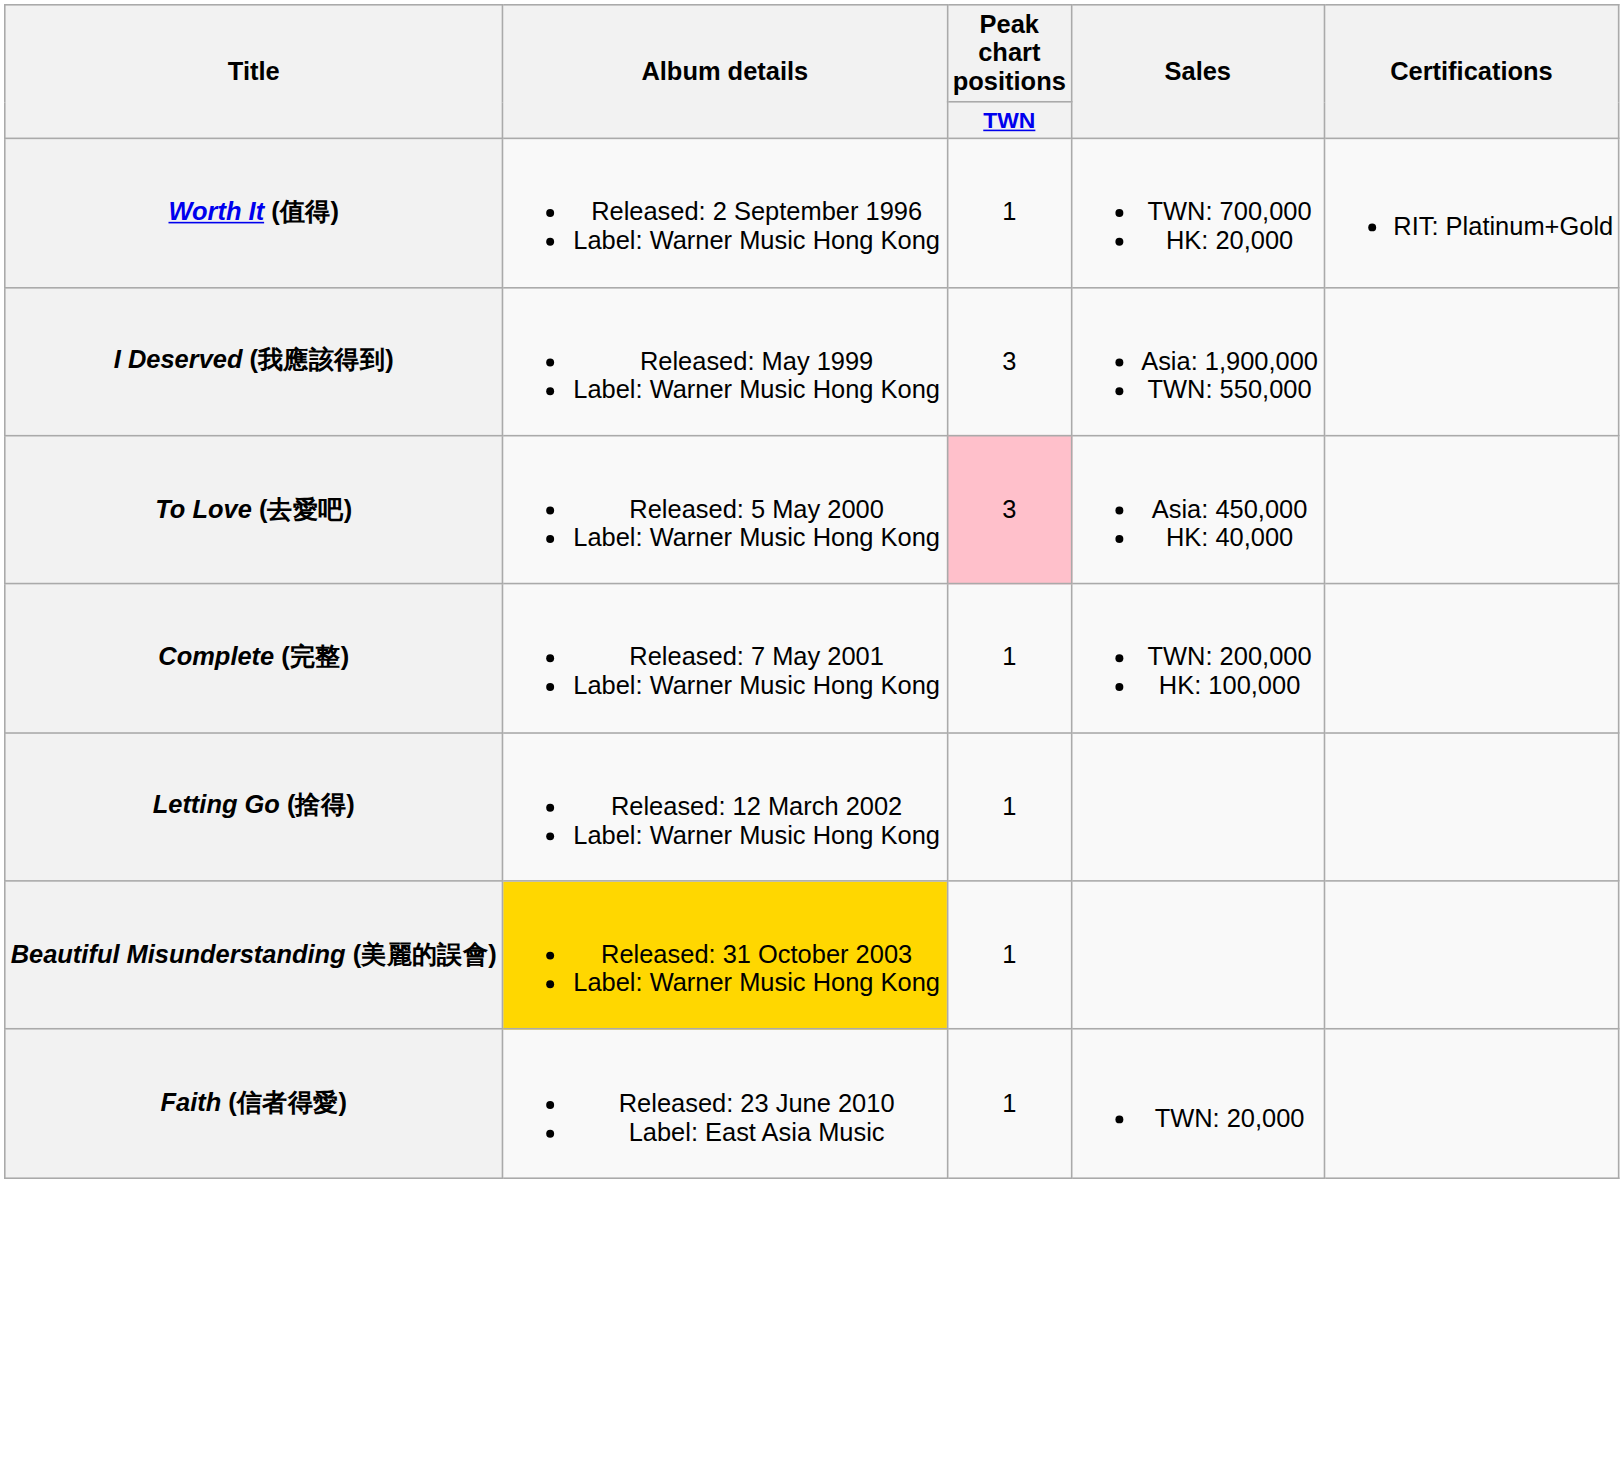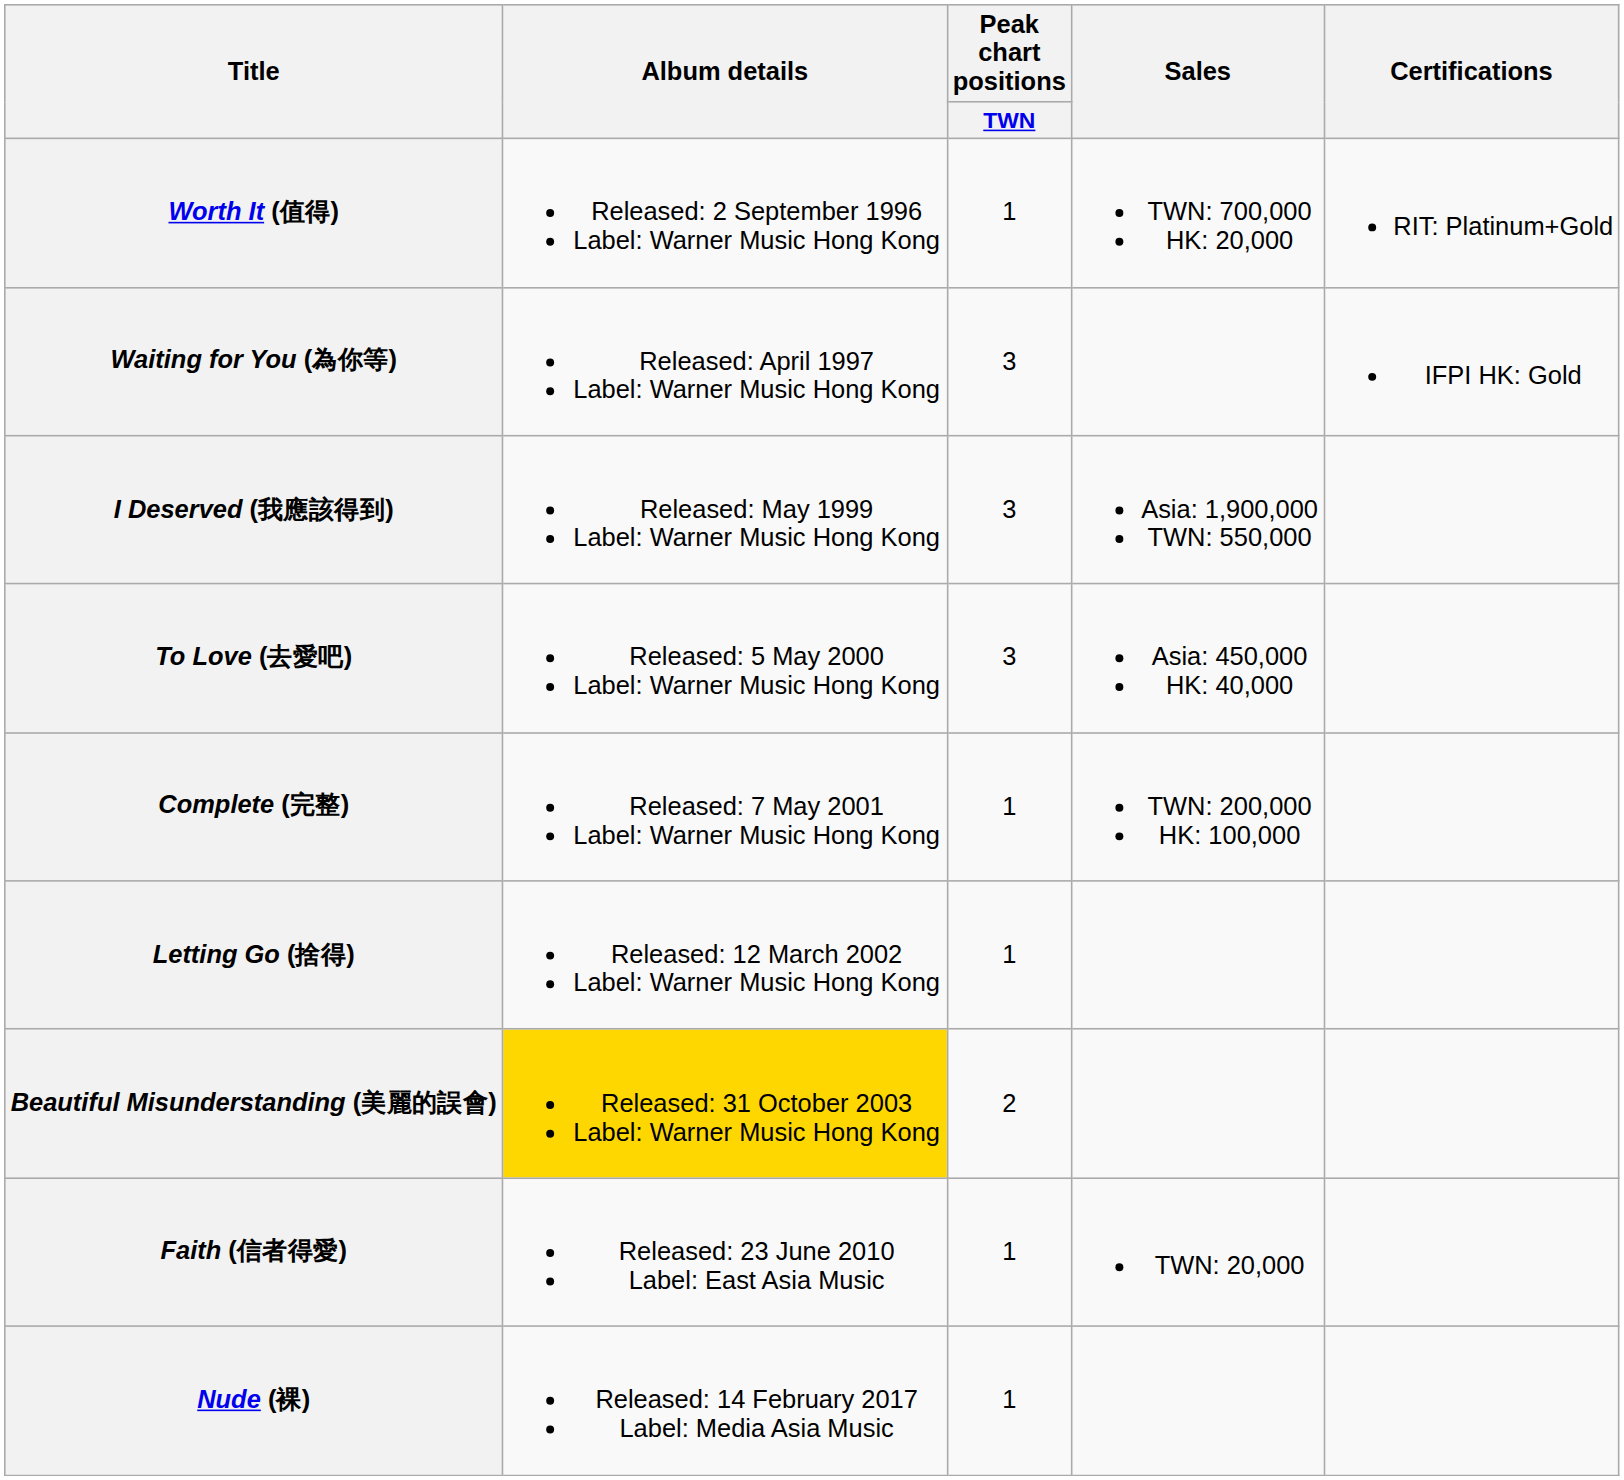+ row: (254, 360)
(1009, 509) pink background -> (1009, 657) no background
(1009, 954) 1 -> (1009, 1103) 2
+ row: (254, 1399)
